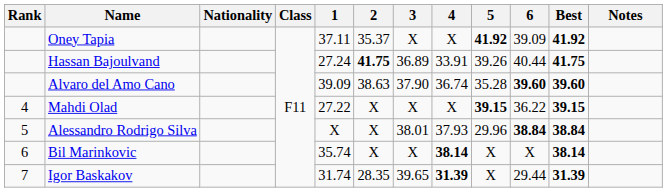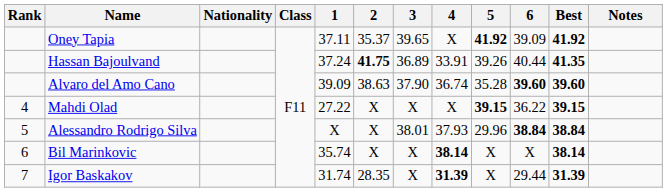(413, 38) X -> (413, 38) 39.65
(335, 61) 27.24 -> (335, 61) 37.24
(569, 61) 41.75 -> (569, 61) 41.35
(413, 175) 39.65 -> (413, 175) X
